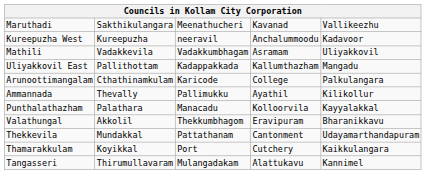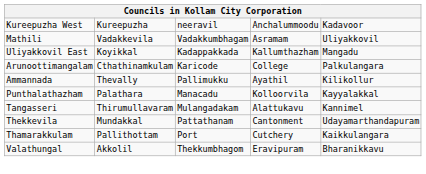- row: (29, 25)
(127, 66) Pallithottam -> (117, 53) Koyikkal
rows swapped: (34, 121) <-> (32, 163)
(117, 149) Koyikkal -> (127, 135) Pallithottam
